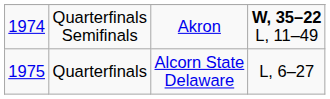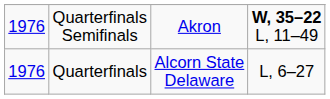(27, 26) 1974 -> (27, 26) 1976
(27, 71) 1975 -> (27, 71) 1976
